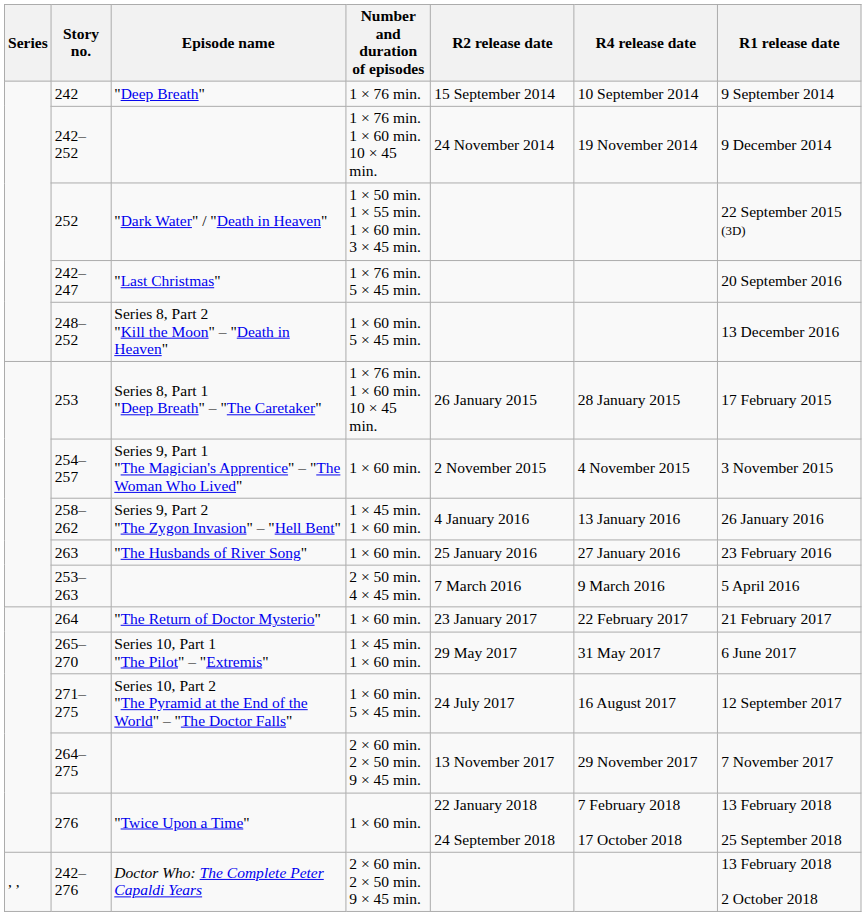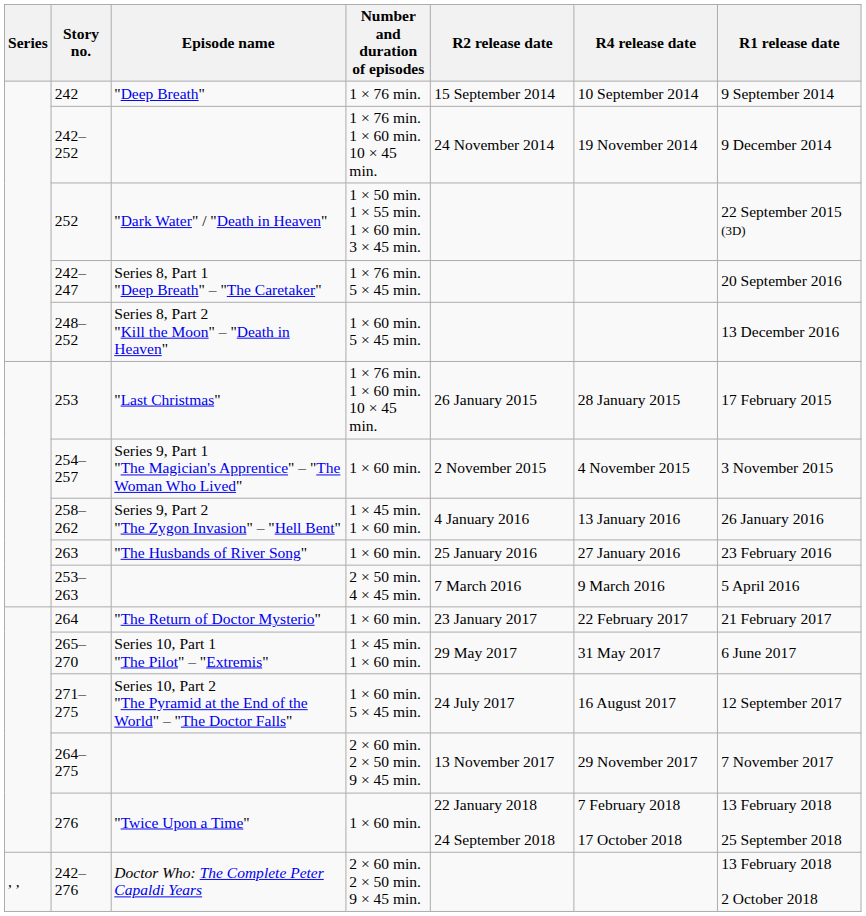(167, 281) "Last Christmas" -> (218, 281) Series 8, Part 1 "Deep Breath" – "The Caretaker"
(218, 400) Series 8, Part 1 "Deep Breath" – "The Caretaker" -> (167, 400) "Last Christmas"
